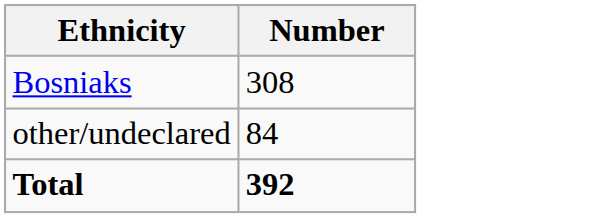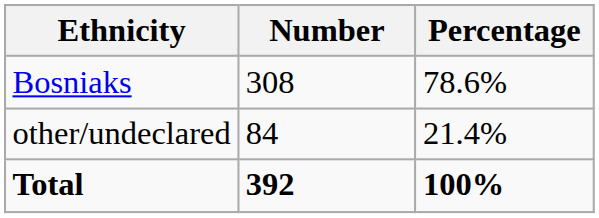+ column: (504, 30)
